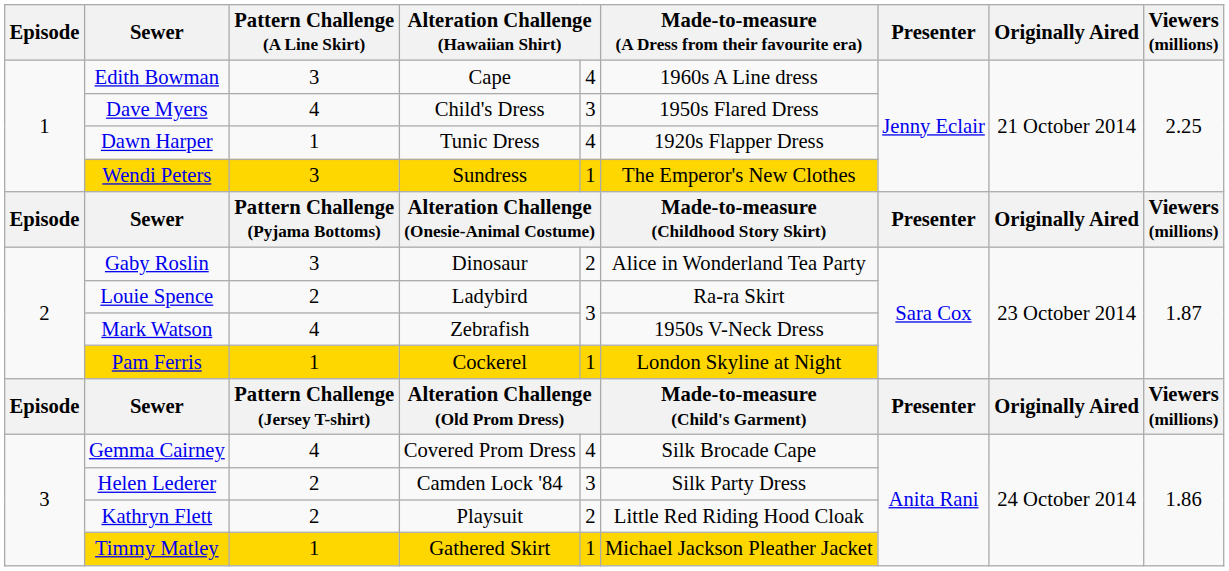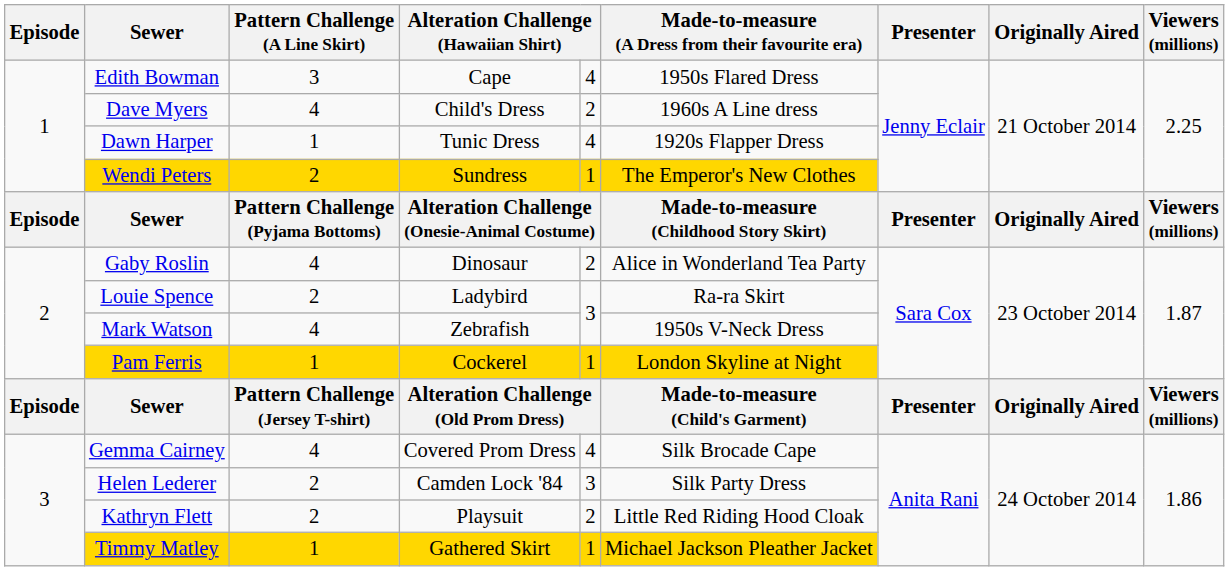(739, 76) 1960s A Line dress -> (739, 76) 1950s Flared Dress
(590, 109) 3 -> (590, 109) 2
(739, 109) 1950s Flared Dress -> (739, 109) 1960s A Line dress
(314, 175) 3 -> (314, 175) 2
(314, 263) 3 -> (314, 263) 4
